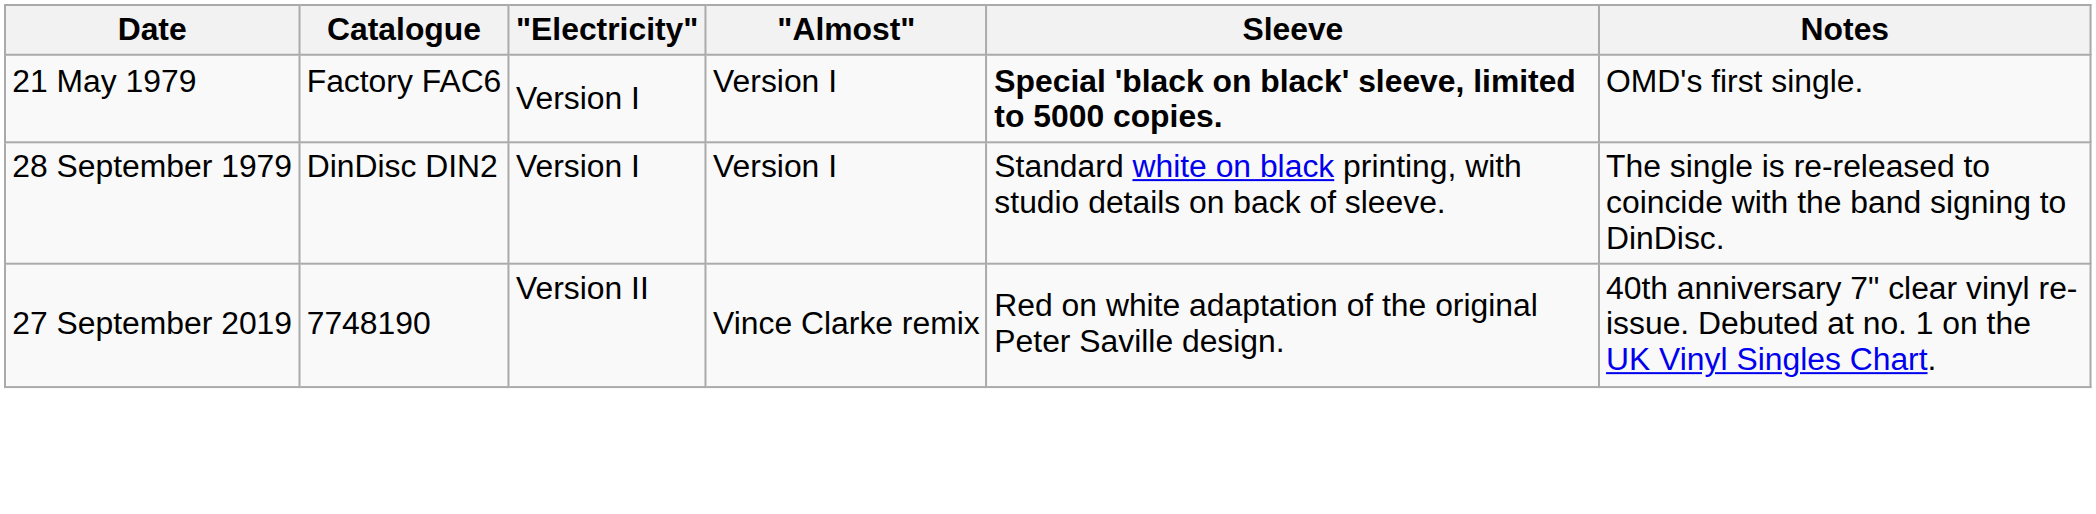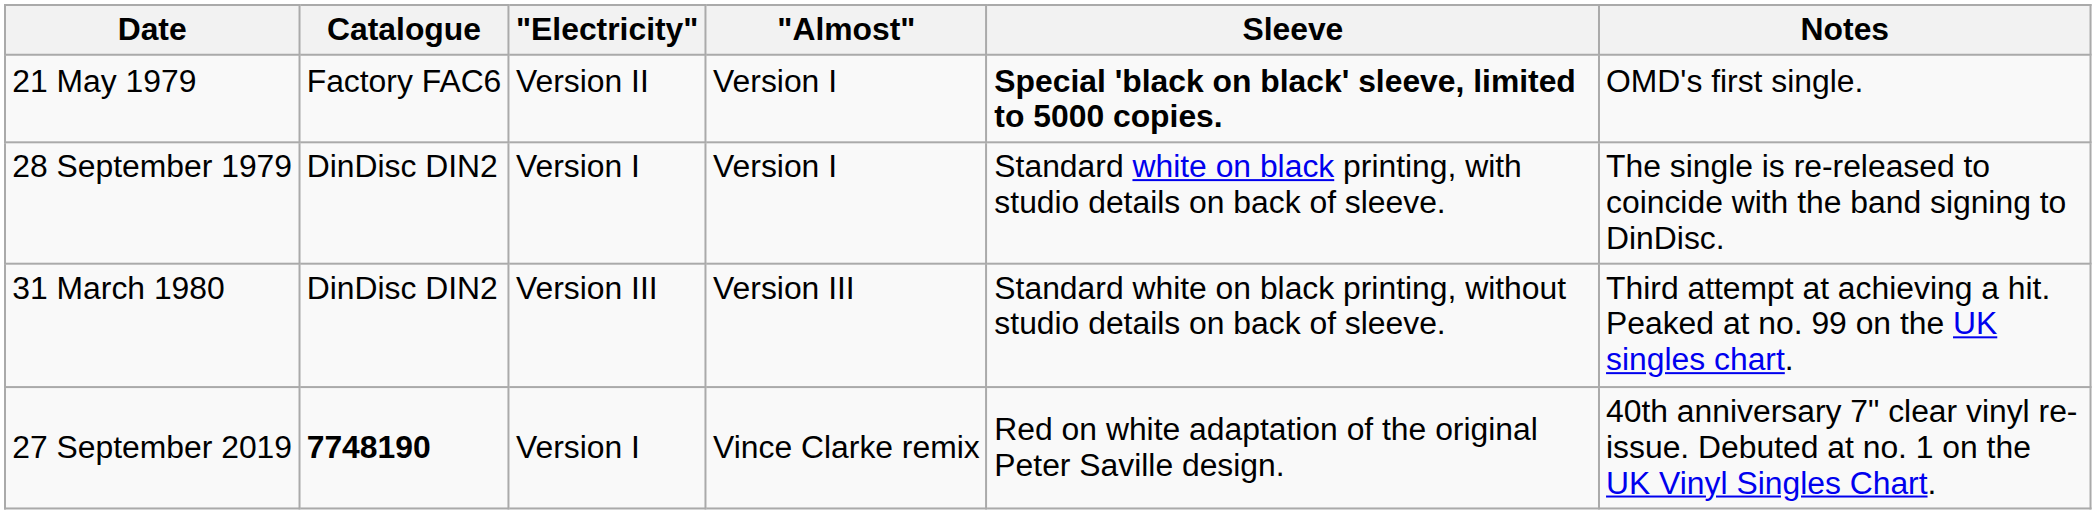(578, 98) Version I -> (582, 80) Version II
+ row: (119, 288)
(369, 324) normal -> (369, 446) bold
(582, 288) Version II -> (578, 446) Version I
